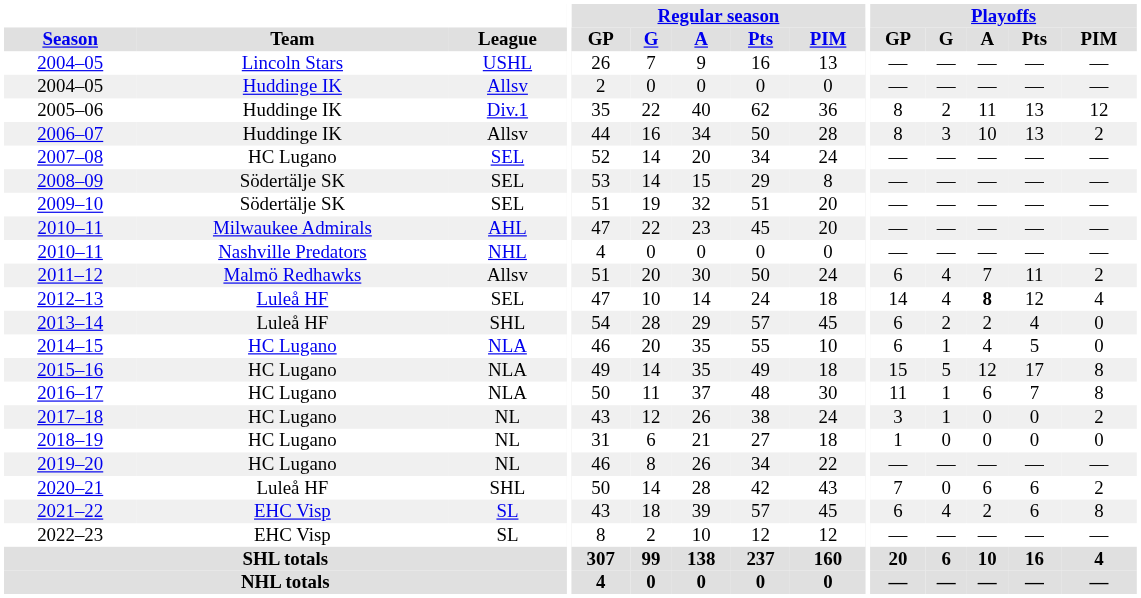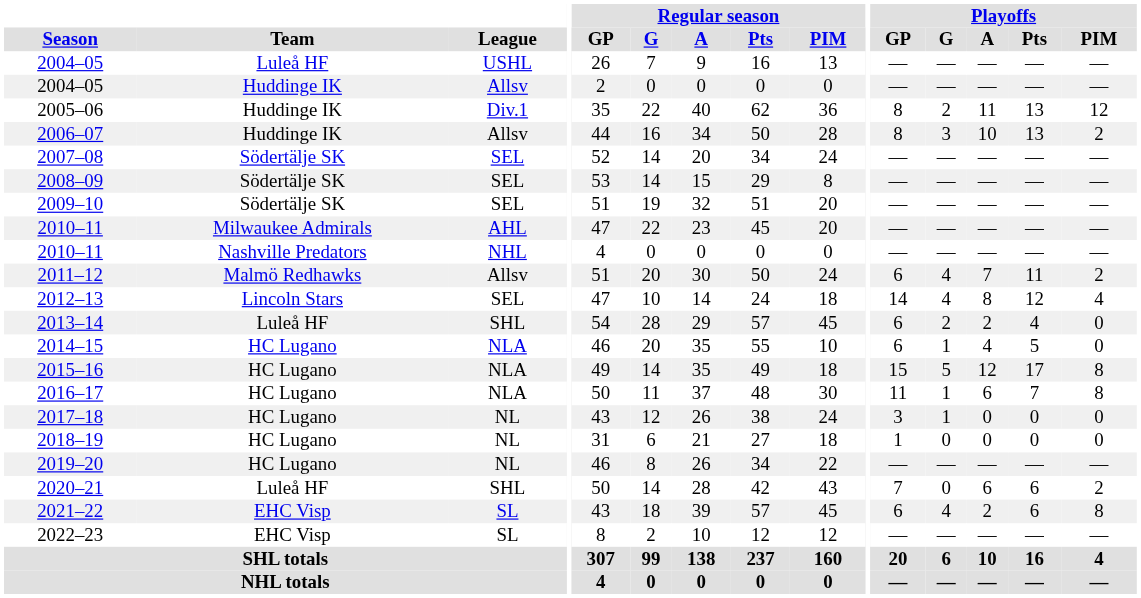(292, 62) Lincoln Stars -> (292, 62) Luleå HF
(292, 157) HC Lugano -> (292, 157) Södertälje SK
(292, 298) Luleå HF -> (292, 298) Lincoln Stars
(987, 298) bold -> (987, 298) normal
(1099, 416) 2 -> (1099, 416) 0
